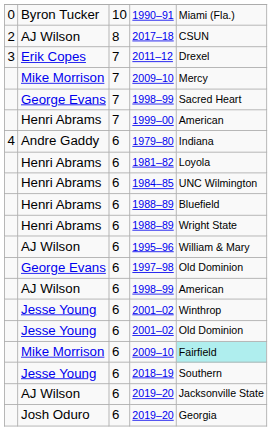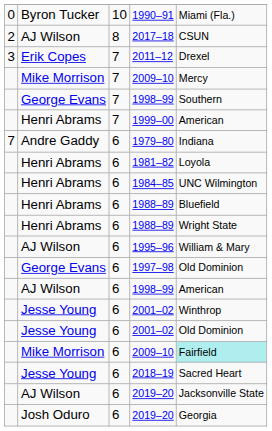(210, 99) Sacred Heart -> (200, 99) Southern
(11, 141) 4 -> (11, 141) 7
(200, 373) Southern -> (210, 373) Sacred Heart
